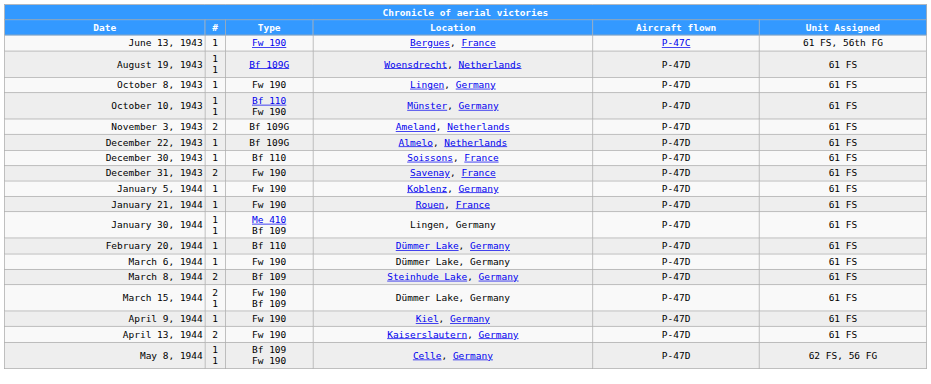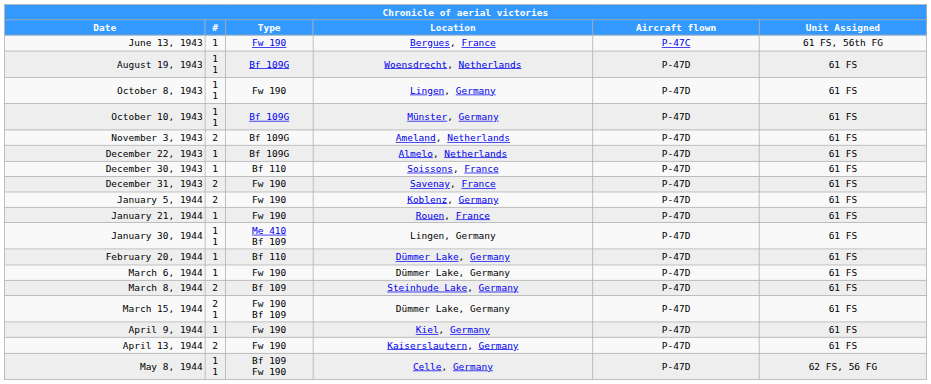(215, 85) 1 -> (215, 90) 1 1
(269, 106) Bf 110 Fw 190 -> (269, 117) Bf 109G
(215, 189) 1 -> (215, 200) 2
